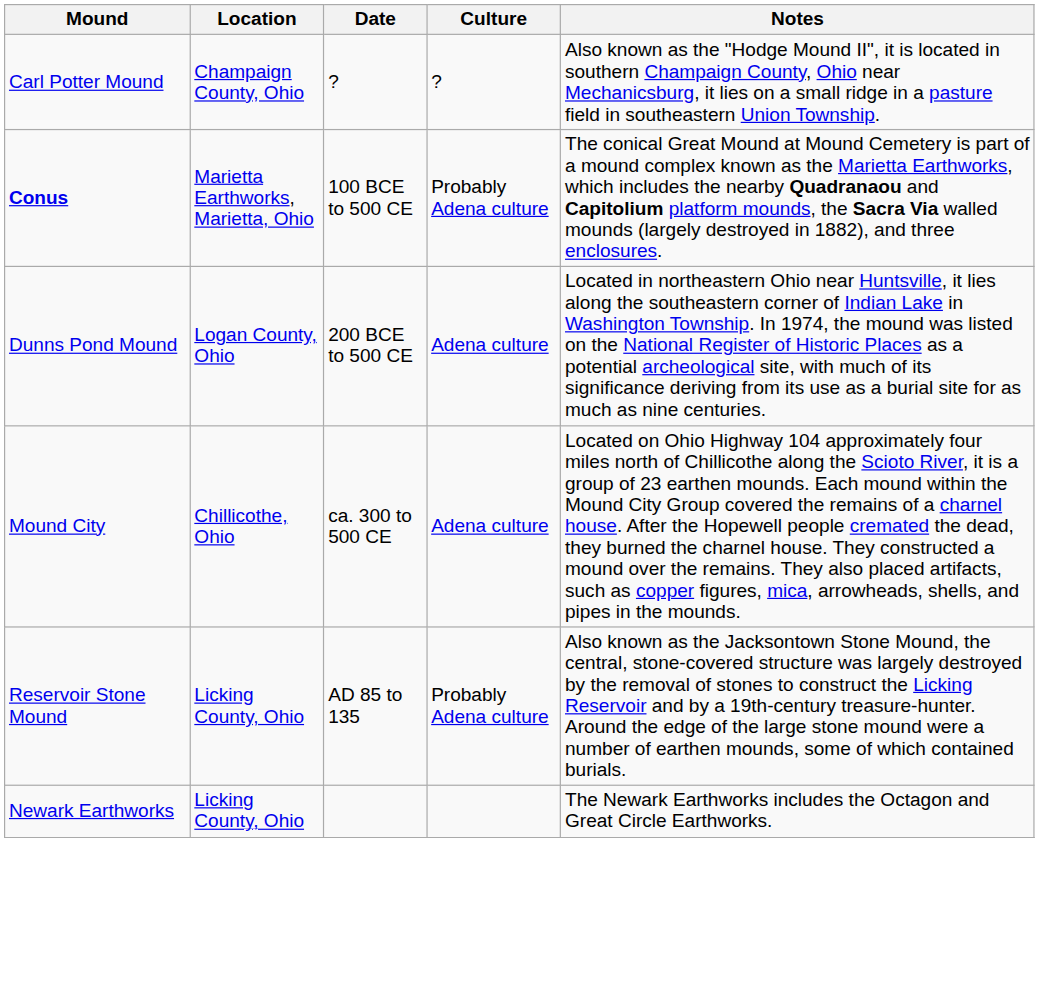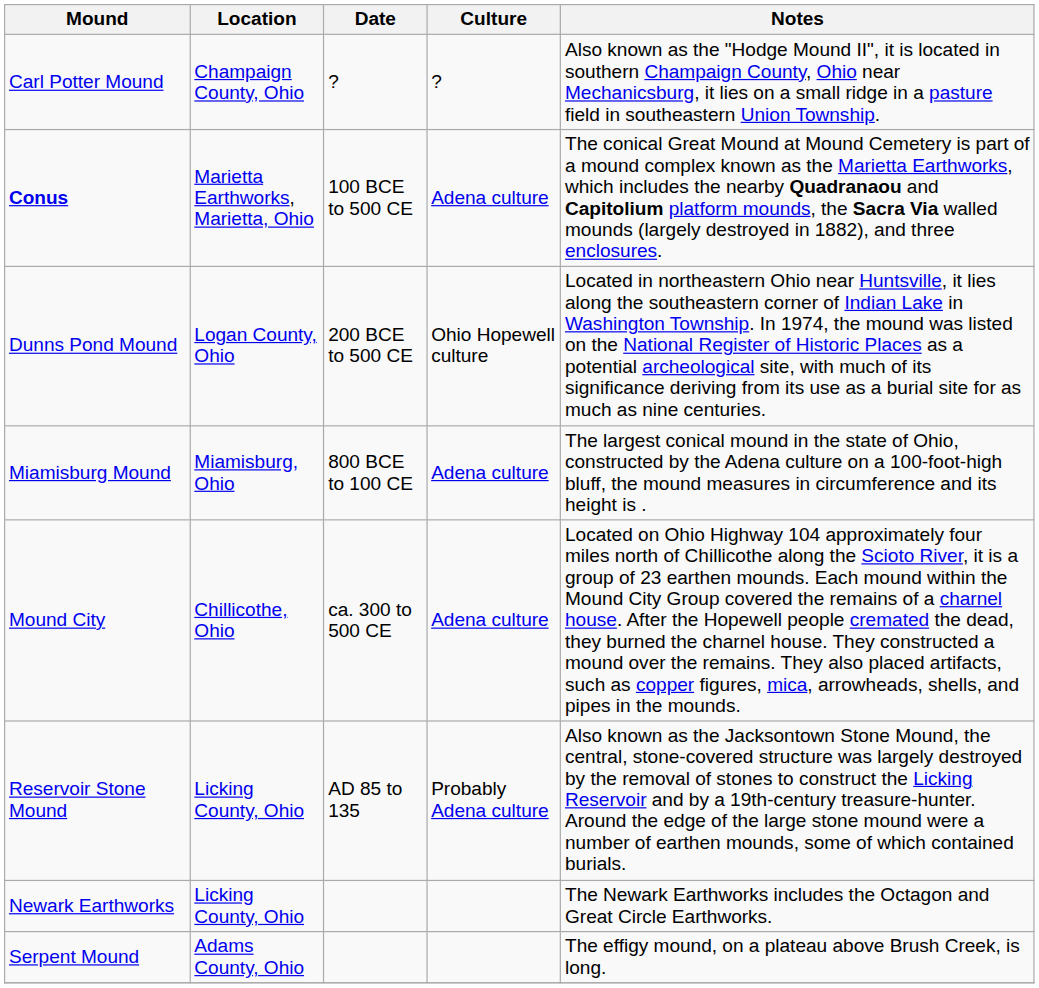(490, 197) Probably Adena culture -> (490, 197) Adena culture
(490, 345) Adena culture -> (493, 345) Ohio Hopewell culture
+ row: (90, 472)
+ row: (74, 957)
